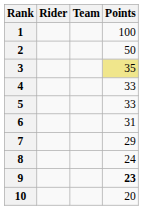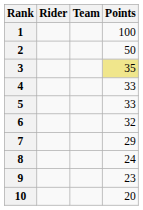(130, 123) 31 -> (130, 123) 32
(130, 178) bold -> (130, 178) normal
